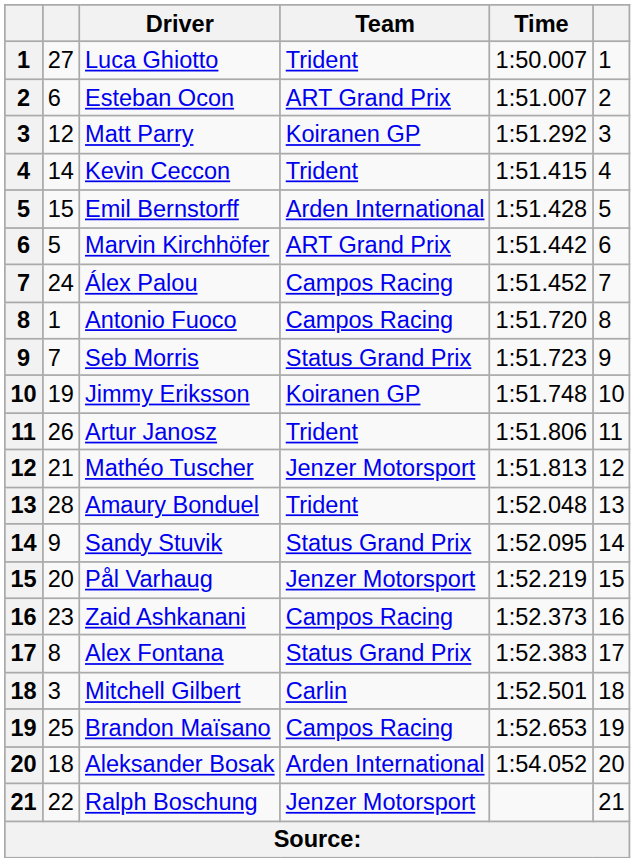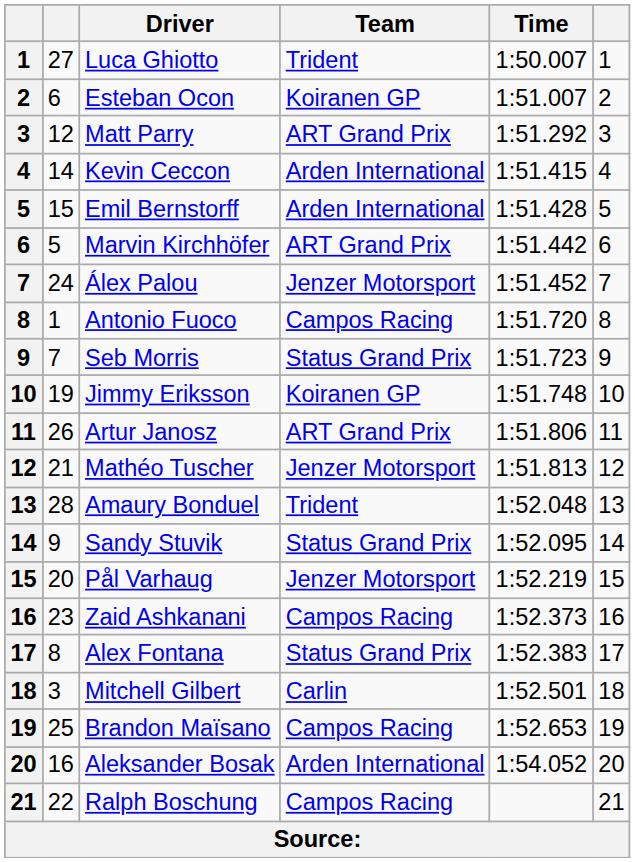(368, 97) ART Grand Prix -> (353, 97) Koiranen GP
(353, 134) Koiranen GP -> (368, 134) ART Grand Prix
(322, 171) Trident -> (385, 171) Arden International
(369, 283) Campos Racing -> (381, 283) Jenzer Motorsport
(322, 431) Trident -> (368, 431) ART Grand Prix
(61, 765) 18 -> (61, 765) 16
(381, 802) Jenzer Motorsport -> (369, 802) Campos Racing
